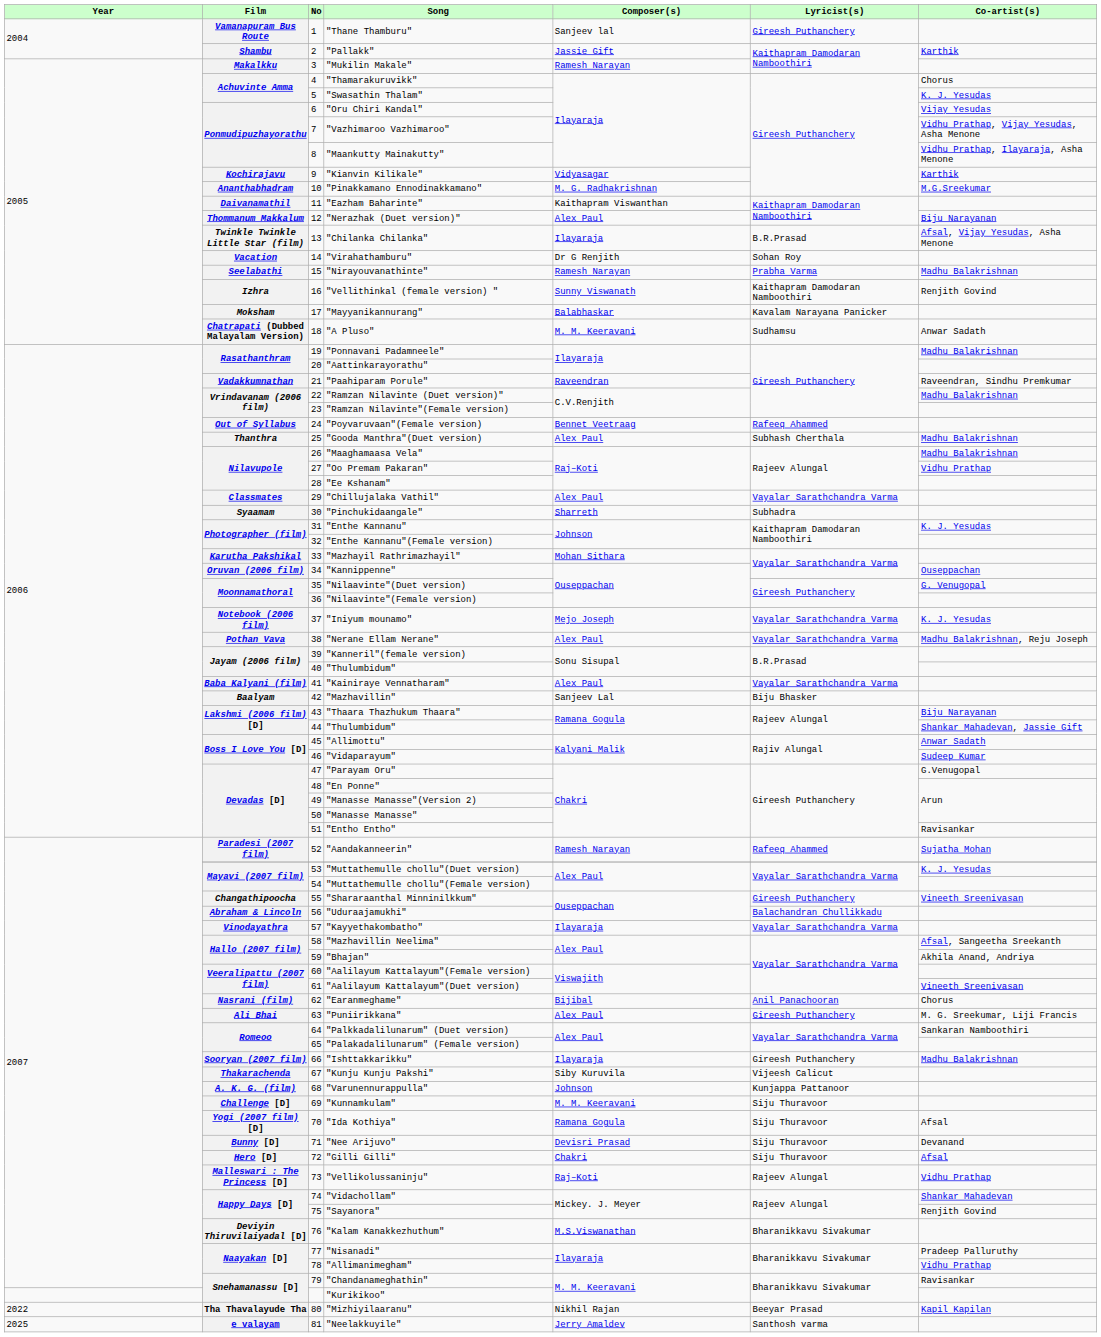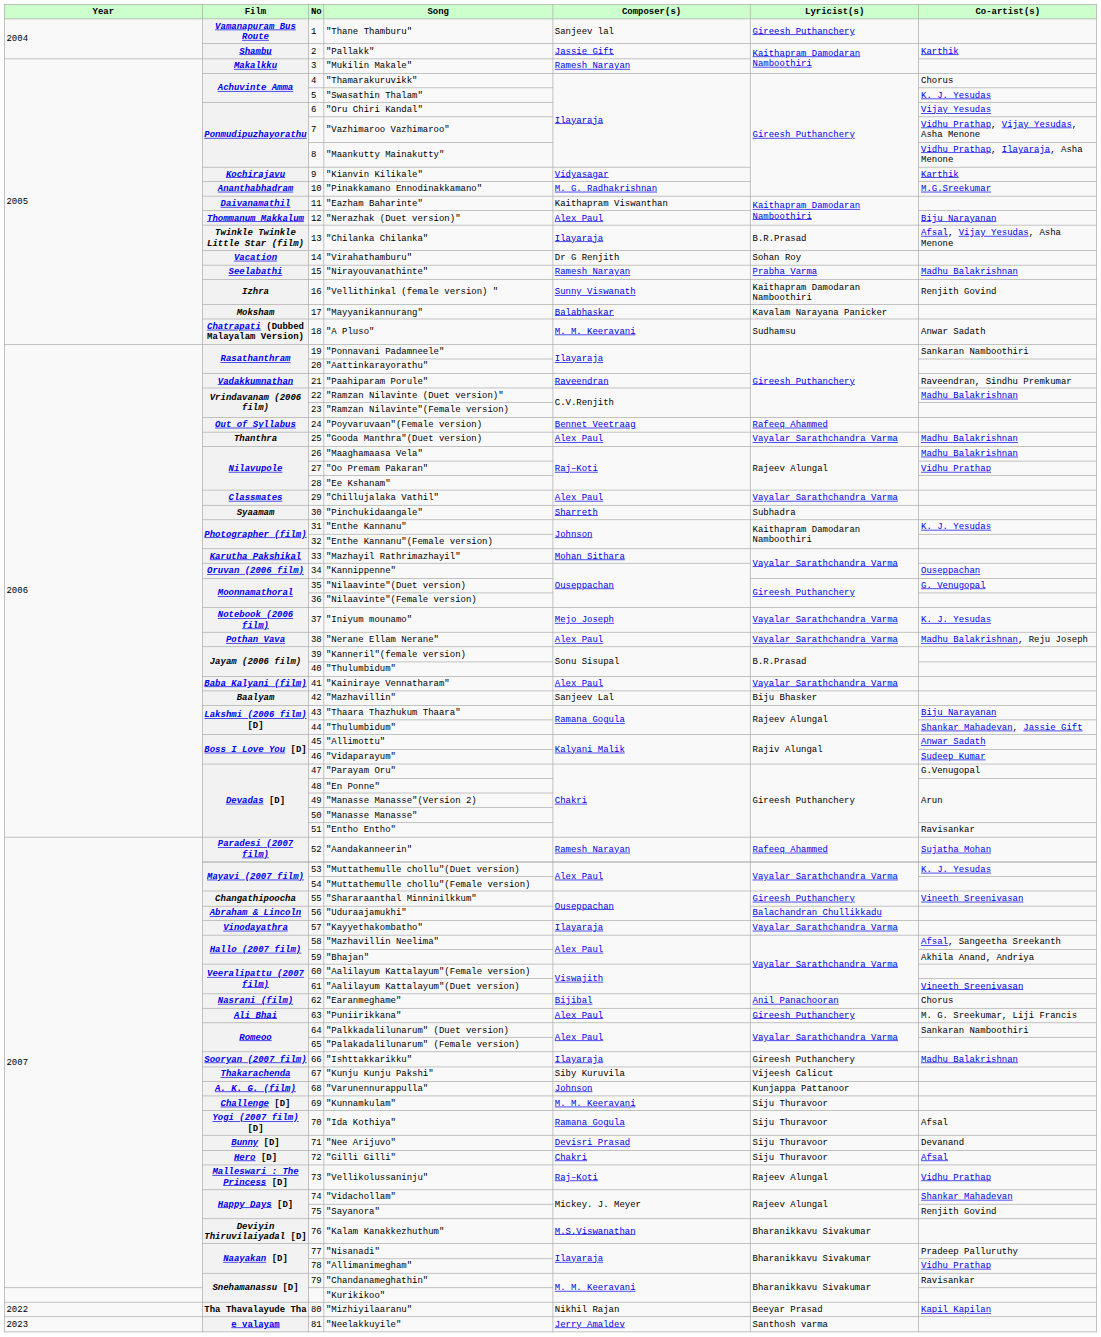(969, 352) Madhu Balakrishnan -> (975, 352) Sankaran Namboothiri
(798, 439) Subhash Cherthala -> (825, 439) Vayalar Sarathchandra Varma
(17, 1324) 2025 -> (17, 1324) 2023
